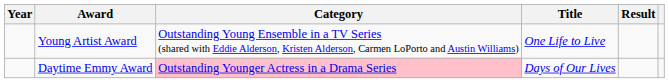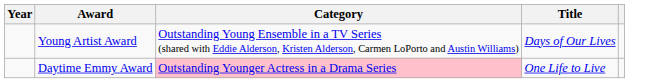- column: (638, 14)
(565, 41) One Life to Live -> (570, 41) Days of Our Lives
(570, 68) Days of Our Lives -> (565, 68) One Life to Live
